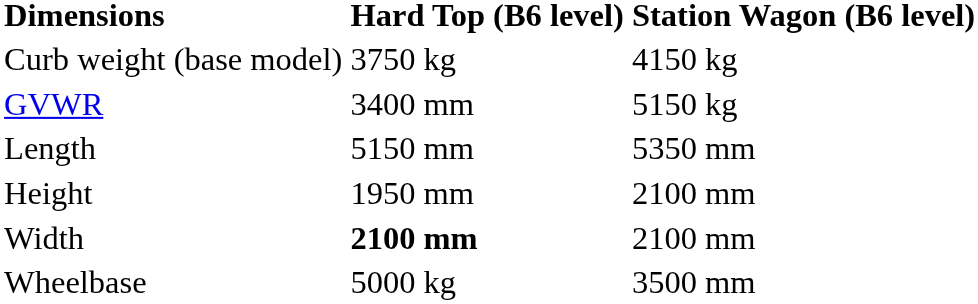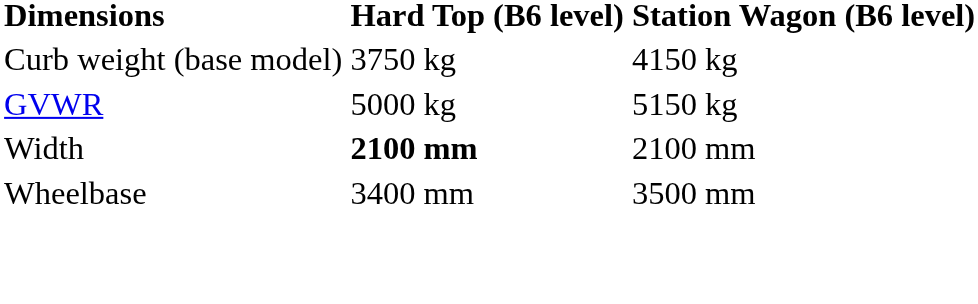(412, 104) 3400 mm -> (403, 104) 5000 kg
- row: (50, 148)
- row: (48, 193)
(403, 282) 5000 kg -> (412, 193) 3400 mm
